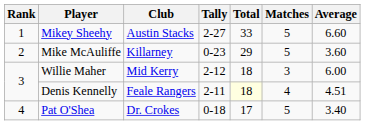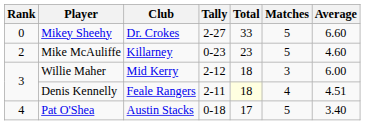(21, 33) 1 -> (21, 33) 0
(160, 33) Austin Stacks -> (153, 33) Dr. Crokes
(246, 52) 29 -> (246, 52) 23
(336, 52) 3.60 -> (336, 52) 4.60
(153, 110) Dr. Crokes -> (160, 110) Austin Stacks
